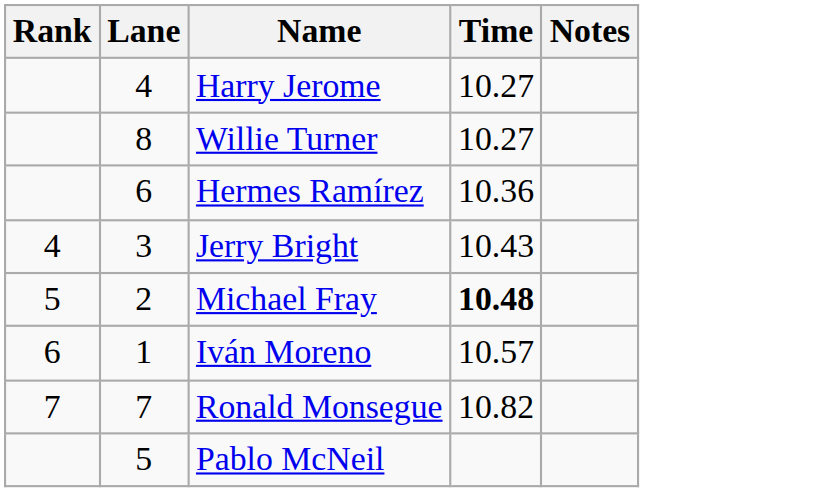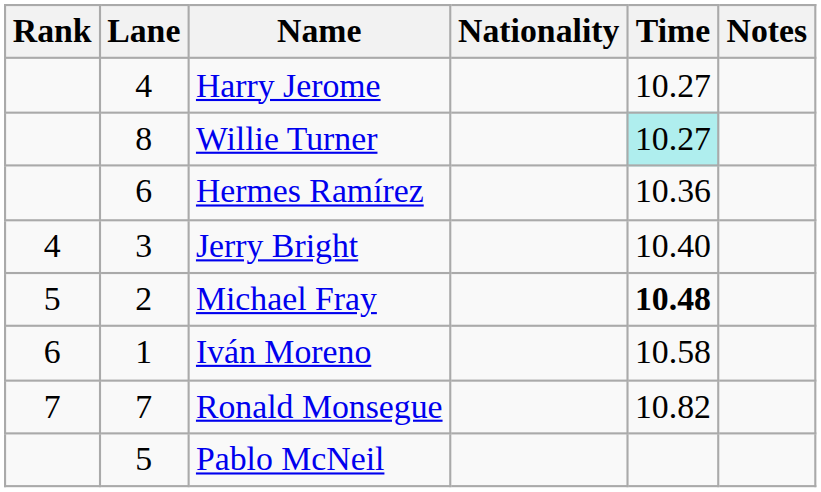+ column: (539, 31)
(496, 138) no background -> (673, 138) paleturquoise background
(496, 245) 10.43 -> (673, 245) 10.40
(496, 352) 10.57 -> (673, 352) 10.58
